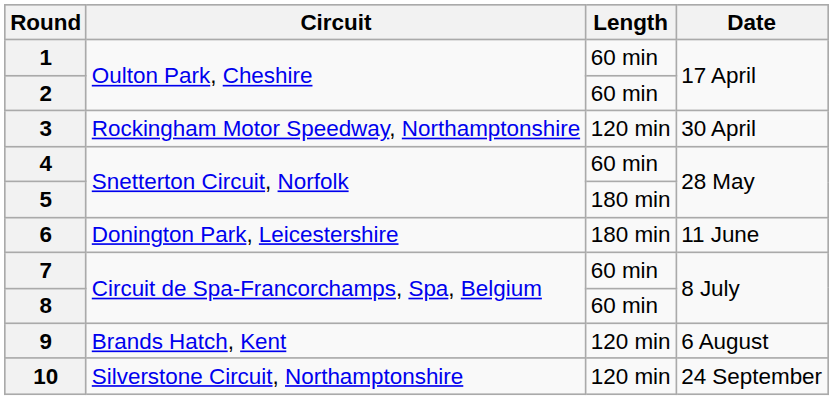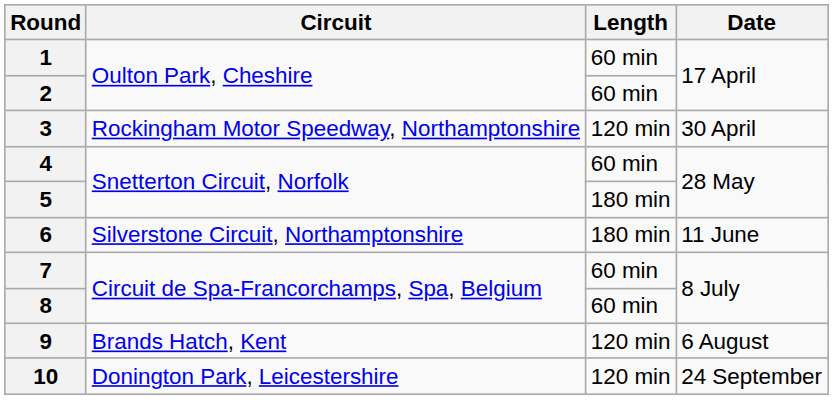(245, 234) Donington Park, Leicestershire -> (278, 234) Silverstone Circuit, Northamptonshire
(278, 376) Silverstone Circuit, Northamptonshire -> (245, 376) Donington Park, Leicestershire
